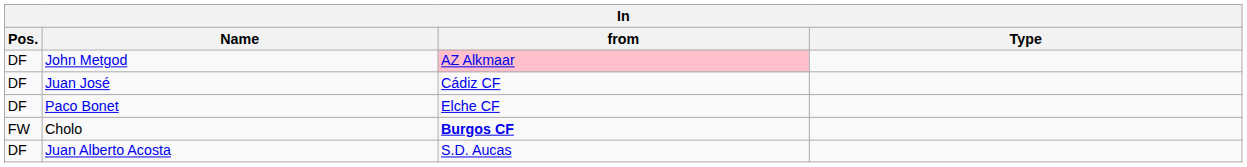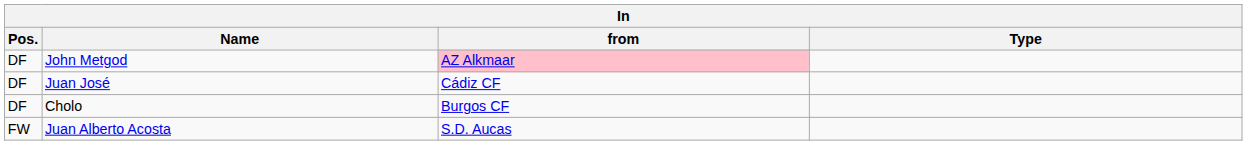- row: (82, 106)
(19, 129) FW -> (17, 106) DF
(477, 129) bold -> (475, 106) normal
(17, 151) DF -> (19, 129) FW
